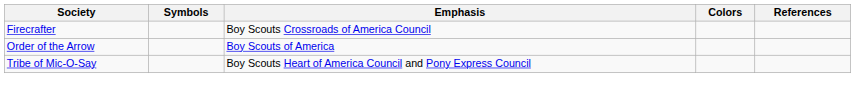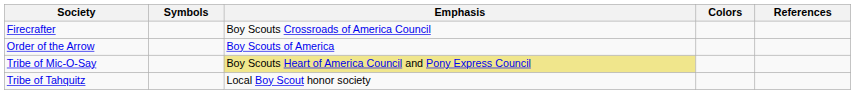(379, 64) no background -> (379, 64) khaki background
+ row: (46, 81)
